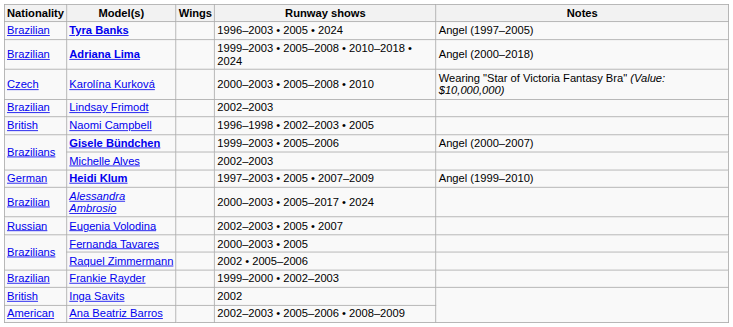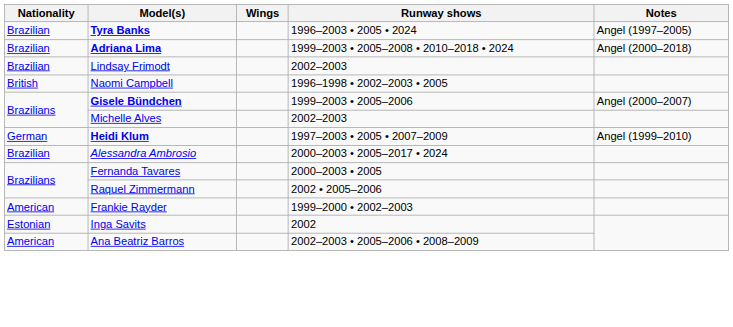- row: (112, 84)
- row: (113, 225)
(28, 278) Brazilian -> (31, 206) American
(23, 296) British -> (29, 224) Estonian
